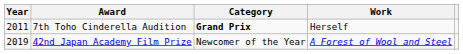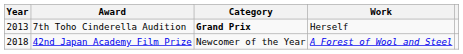(17, 27) 2011 -> (17, 27) 2013
(17, 41) 2019 -> (17, 41) 2018
